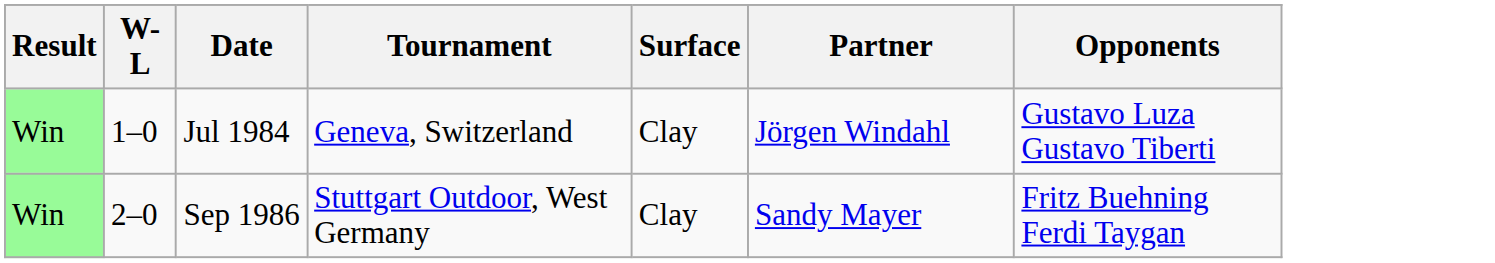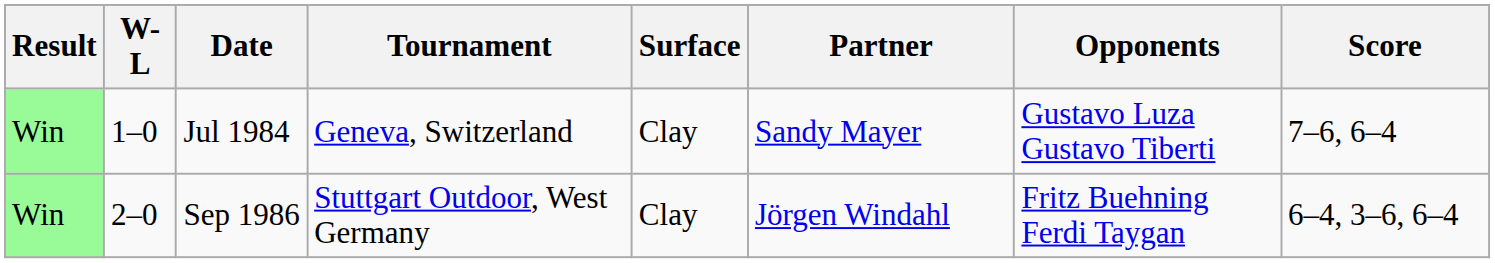+ column: (1385, 46)
(852, 130) Jörgen Windahl -> (838, 130) Sandy Mayer
(838, 214) Sandy Mayer -> (852, 214) Jörgen Windahl
